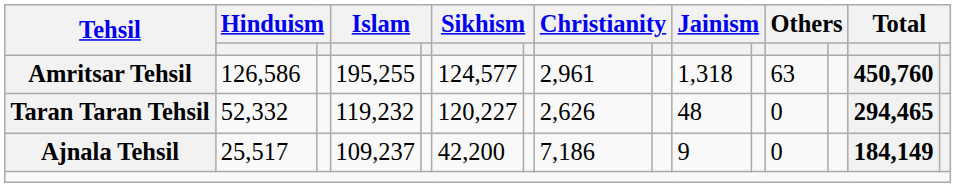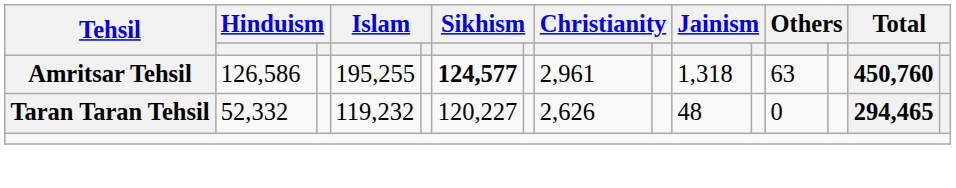(477, 74) normal -> (477, 74) bold
- row: (110, 151)
